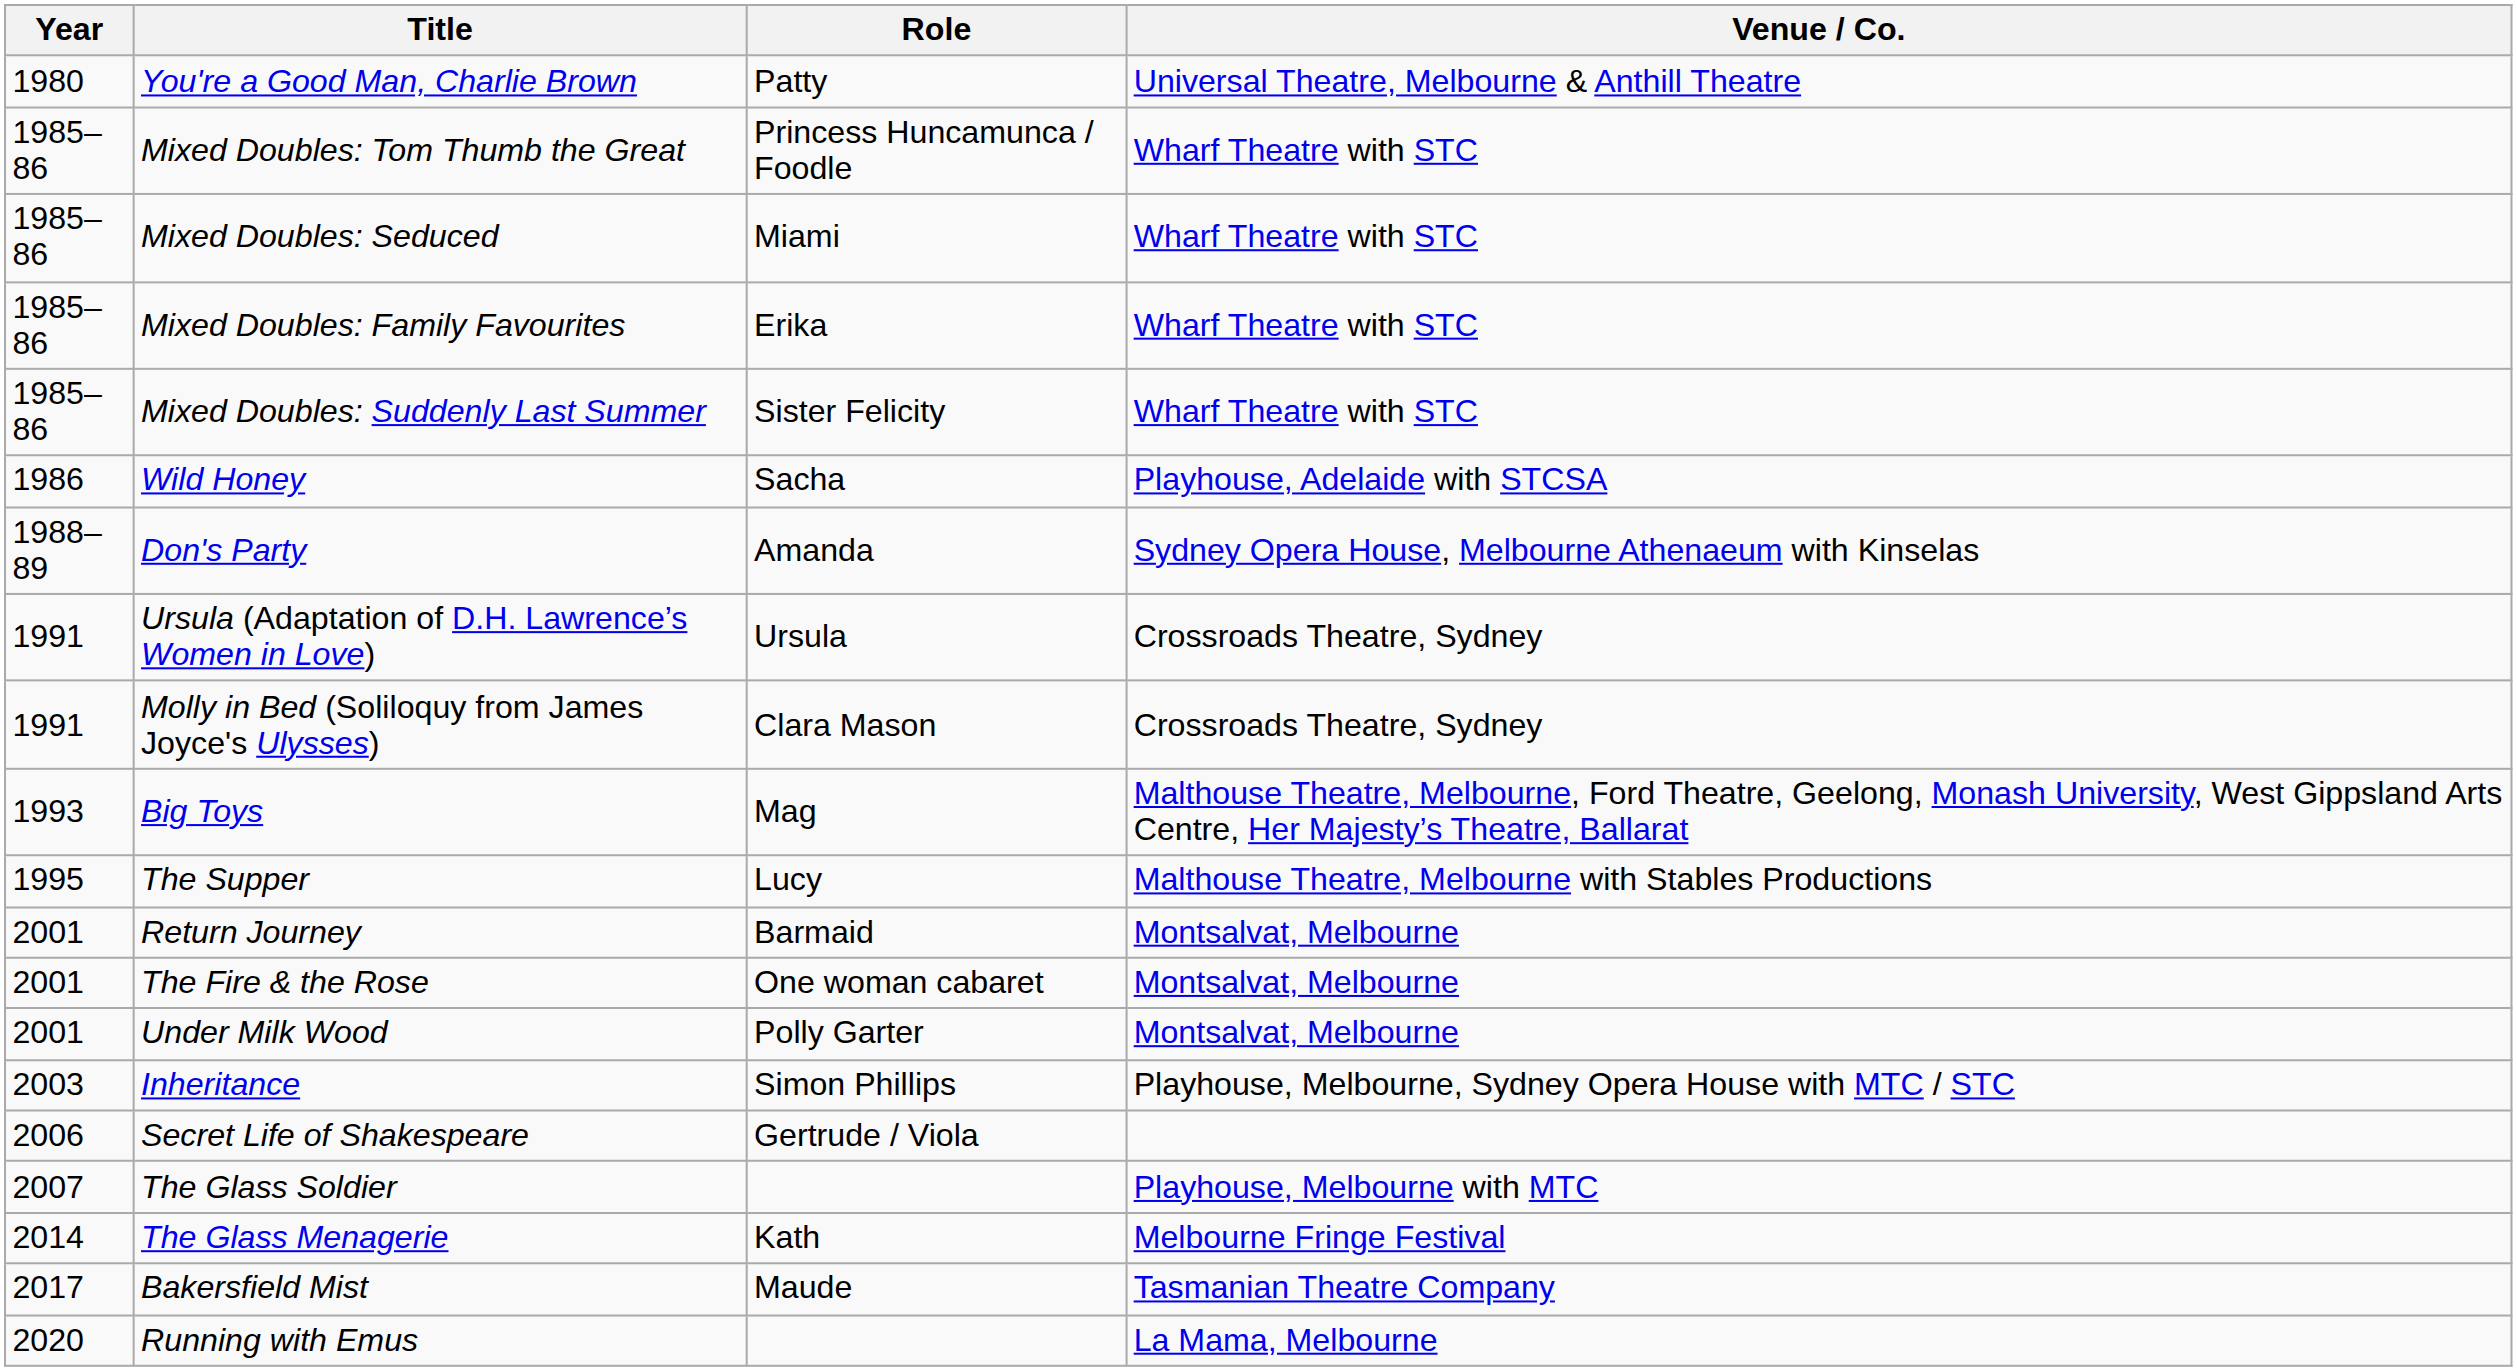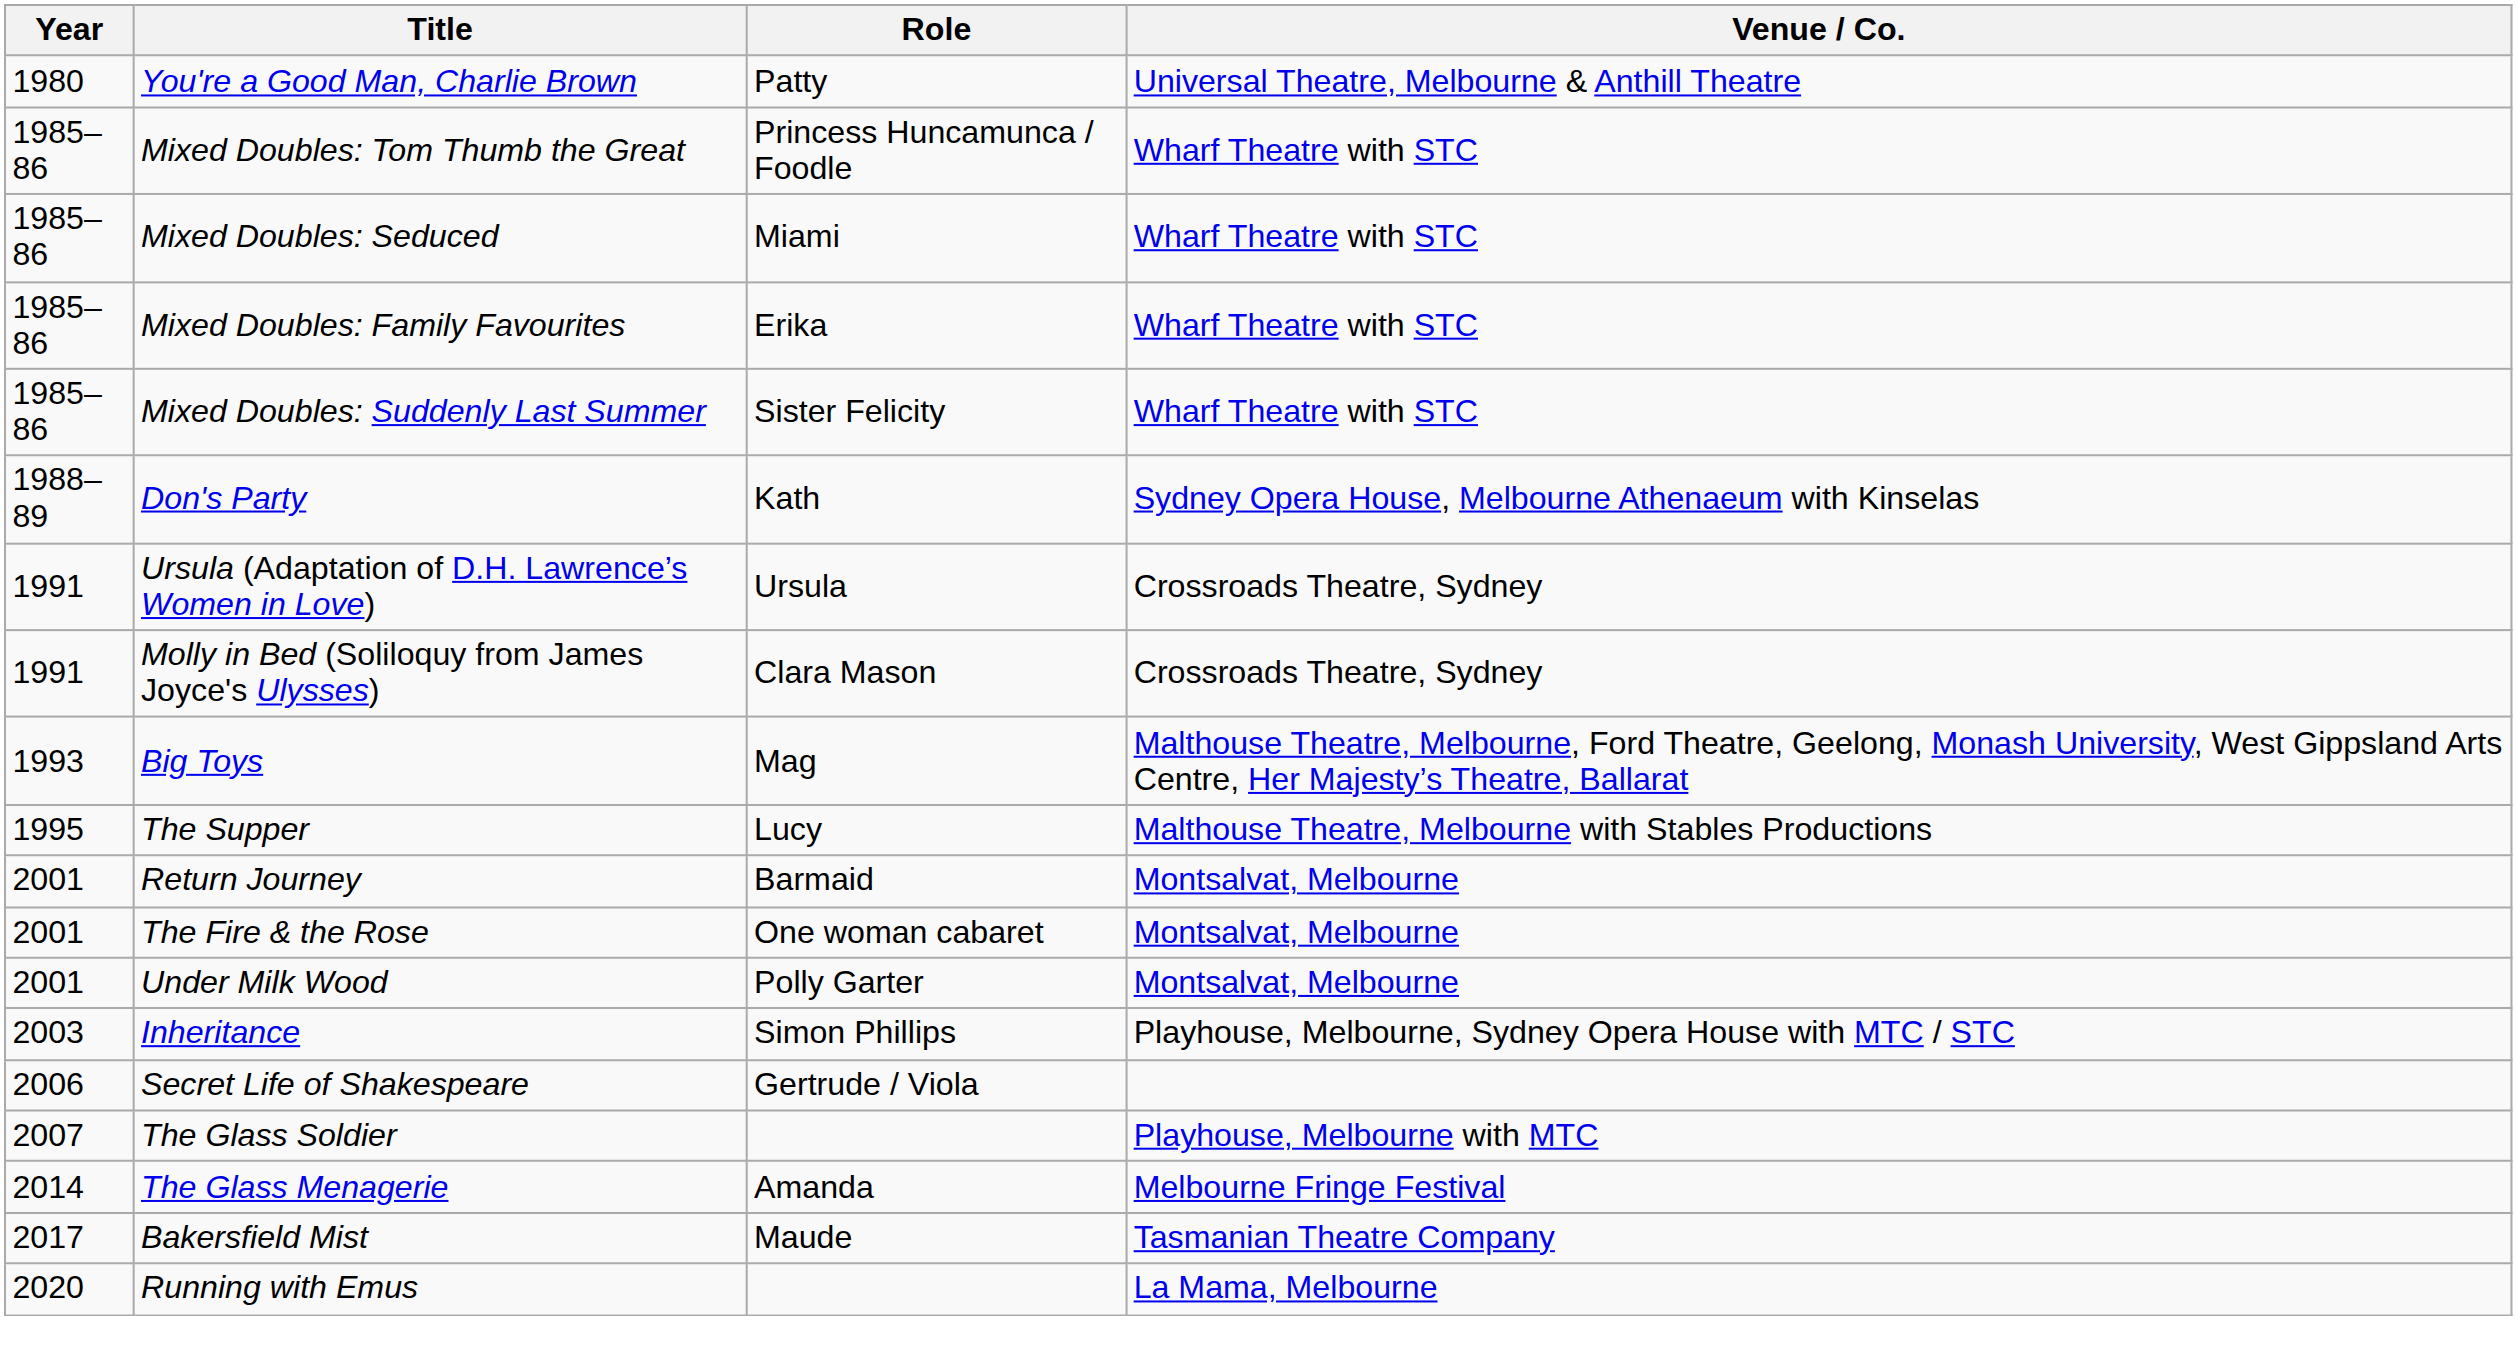- row: (223, 480)
(814, 549) Amanda -> (787, 498) Kath
(787, 1237) Kath -> (814, 1186) Amanda
